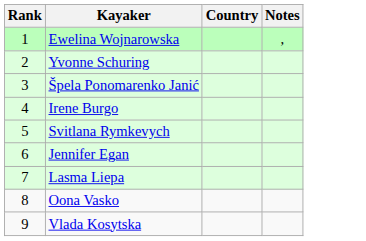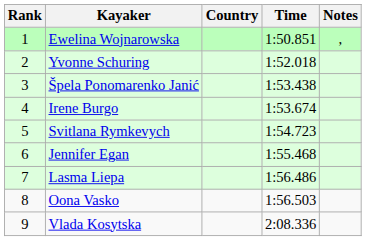+ column: (291, 16)
